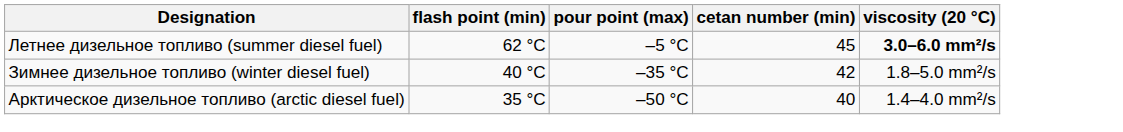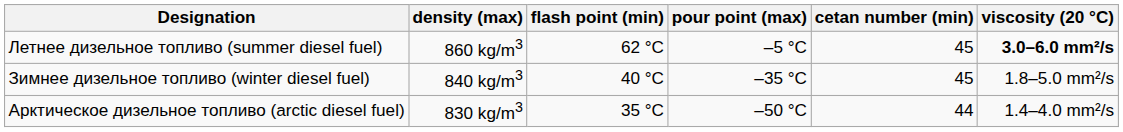+ column: (468, 18)
(846, 72) 42 -> (964, 79) 45
(846, 99) 40 -> (964, 111) 44
